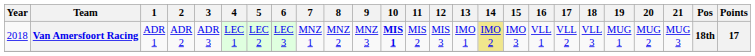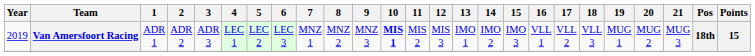(17, 36) 2018 -> (17, 36) 2019
(491, 36) khaki background -> (491, 36) no background
(734, 36) 17 -> (734, 36) 15
